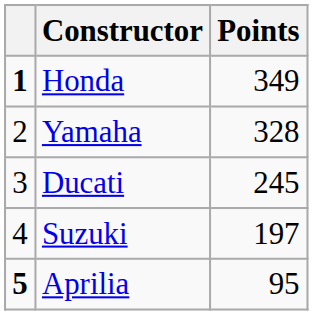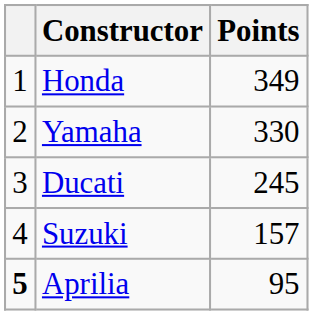(20, 81) bold -> (20, 81) normal
(276, 131) 328 -> (276, 131) 330
(276, 233) 197 -> (276, 233) 157
